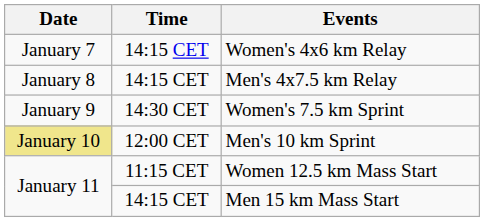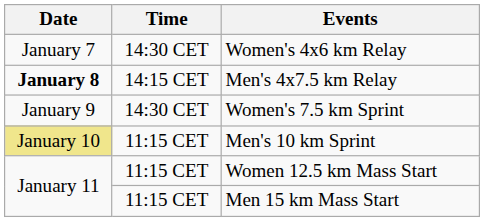(167, 49) 14:15 CET -> (167, 49) 14:30 CET
(58, 79) normal -> (58, 79) bold
(167, 140) 12:00 CET -> (167, 140) 11:15 CET
(167, 200) 14:15 CET -> (167, 200) 11:15 CET
